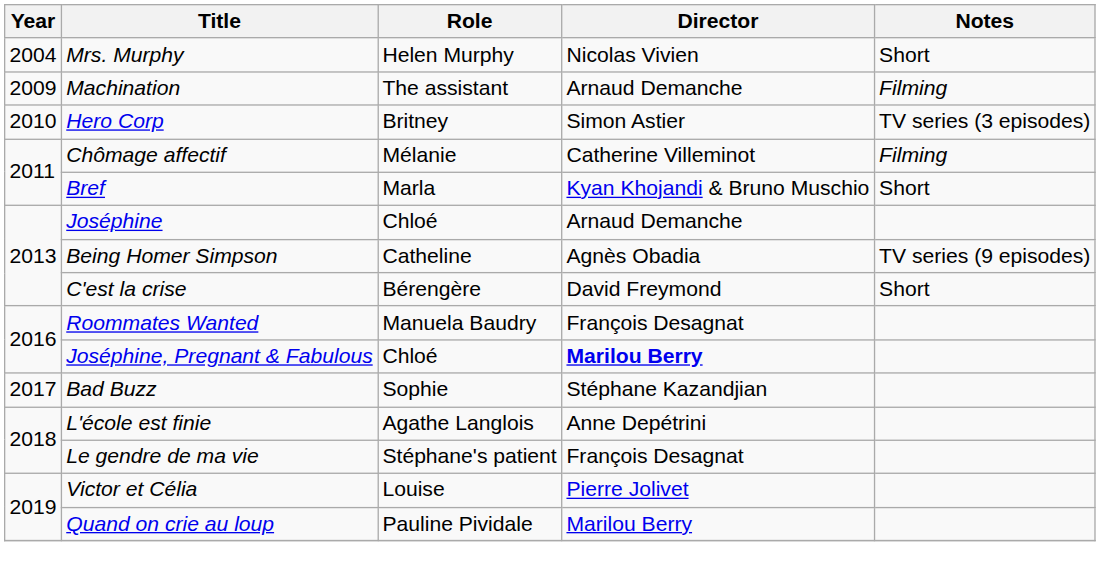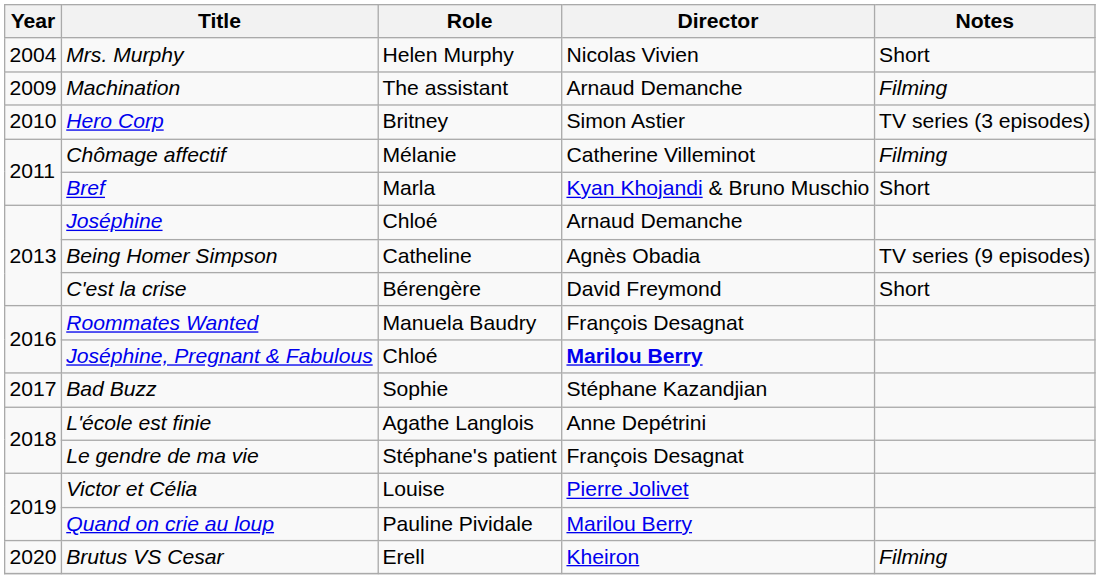+ row: (145, 557)
